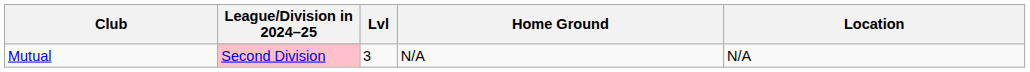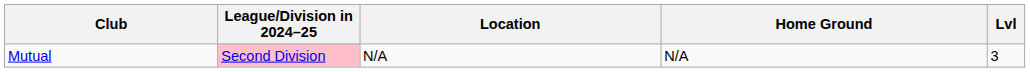columns swapped: (378, 24) <-> (874, 24)
